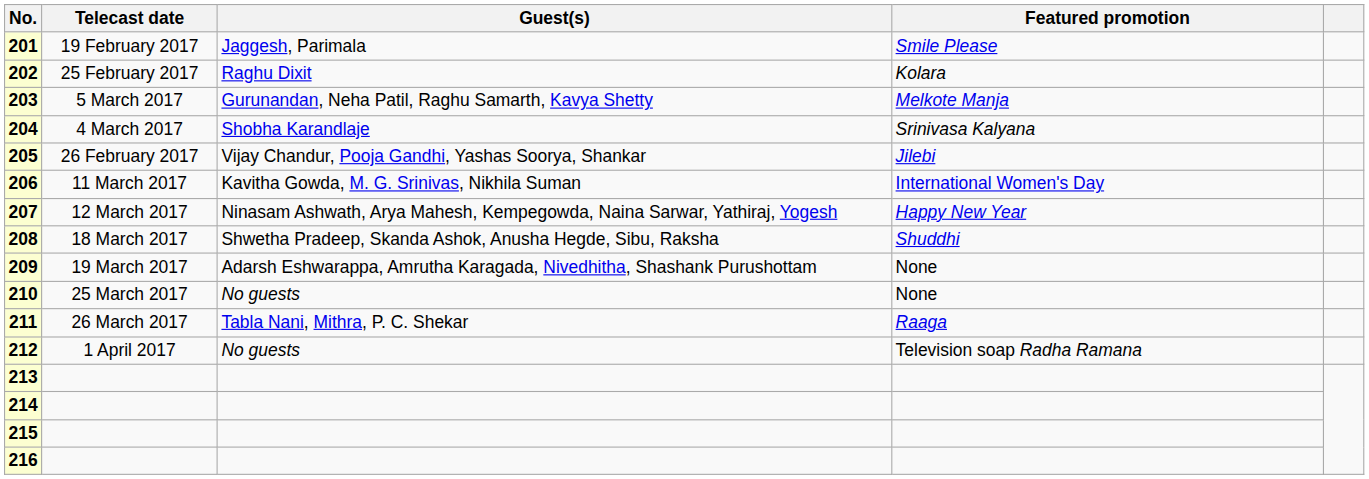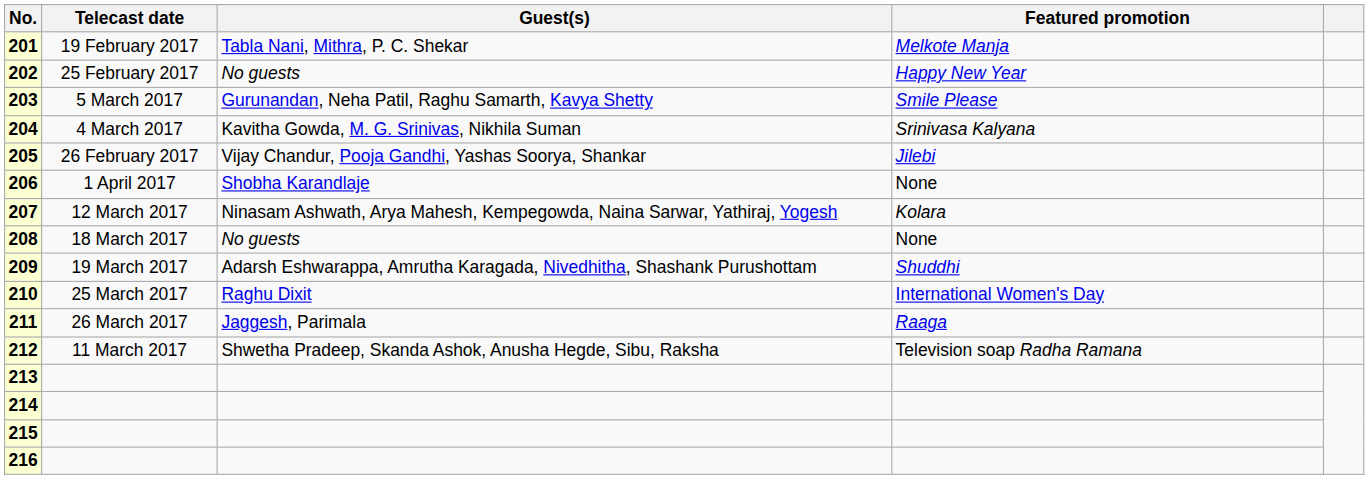(294, 45) Jaggesh, Parimala -> (345, 45) Tabla Nani, Mithra, P. C. Shekar
(946, 45) Smile Please -> (952, 45) Melkote Manja
(267, 73) Raghu Dixit -> (261, 73) No guests
(921, 73) Kolara -> (961, 73) Happy New Year
(952, 101) Melkote Manja -> (946, 101) Smile Please
(296, 128) Shobha Karandlaje -> (401, 128) Kavitha Gowda, M. G. Srinivas, Nikhila Suman
(130, 184) 11 March 2017 -> (130, 184) 1 April 2017
(401, 184) Kavitha Gowda, M. G. Srinivas, Nikhila Suman -> (296, 184) Shobha Karandlaje
(1000, 184) International Women's Day -> (916, 184) None
(961, 211) Happy New Year -> (921, 211) Kolara
(470, 239) Shwetha Pradeep, Skanda Ashok, Anusha Hegde, Sibu, Raksha -> (261, 239) No guests
(928, 239) Shuddhi -> (916, 239) None
(916, 267) None -> (928, 267) Shuddhi
(261, 294) No guests -> (267, 294) Raghu Dixit
(916, 294) None -> (1000, 294) International Women's Day
(345, 322) Tabla Nani, Mithra, P. C. Shekar -> (294, 322) Jaggesh, Parimala
(130, 350) 1 April 2017 -> (130, 350) 11 March 2017
(261, 350) No guests -> (470, 350) Shwetha Pradeep, Skanda Ashok, Anusha Hegde, Sibu, Raksha
